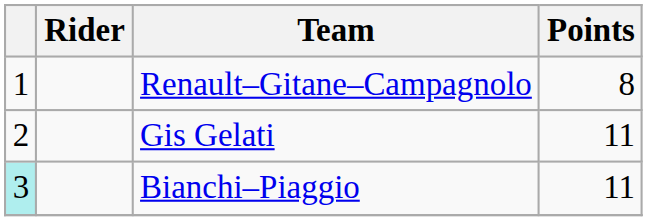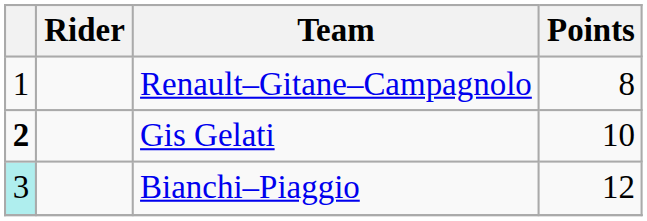(21, 135) normal -> (21, 135) bold
(619, 135) 11 -> (618, 135) 10
(619, 187) 11 -> (618, 187) 12
